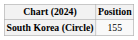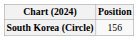(115, 27) 155 -> (115, 27) 156
